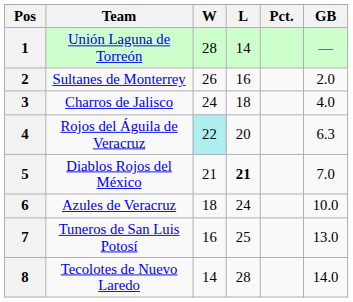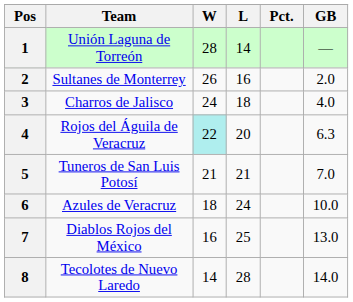(119, 174) Diablos Rojos del México -> (119, 174) Tuneros de San Luis Potosí
(243, 174) bold -> (243, 174) normal
(119, 237) Tuneros de San Luis Potosí -> (119, 237) Diablos Rojos del México
